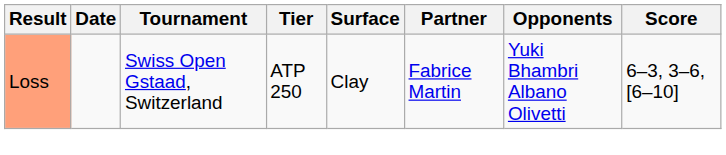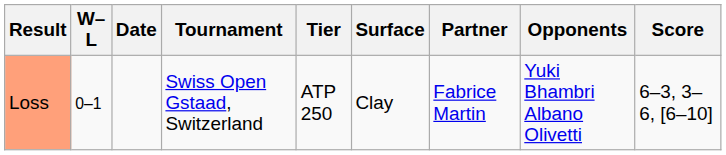+ column: (91, 30)
